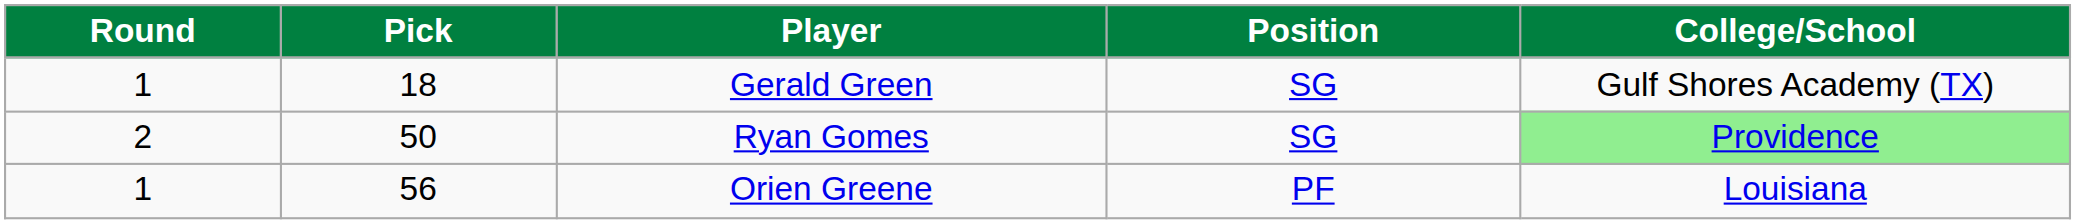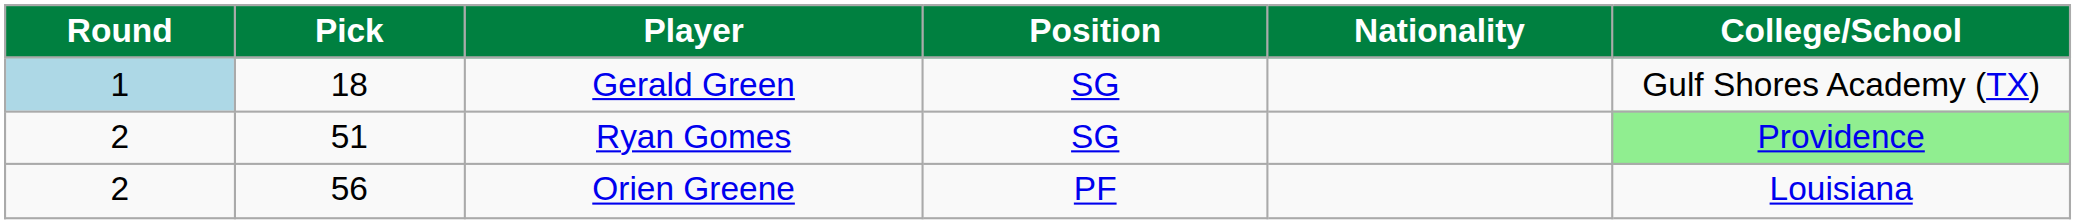+ column: (1439, 31)
(143, 84) no background -> (120, 84) lightblue background
(418, 137) 50 -> (349, 137) 51
(143, 190) 1 -> (120, 190) 2
